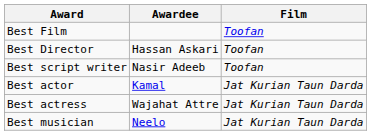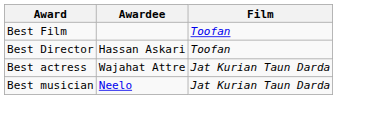- row: (67, 67)
- row: (40, 85)
